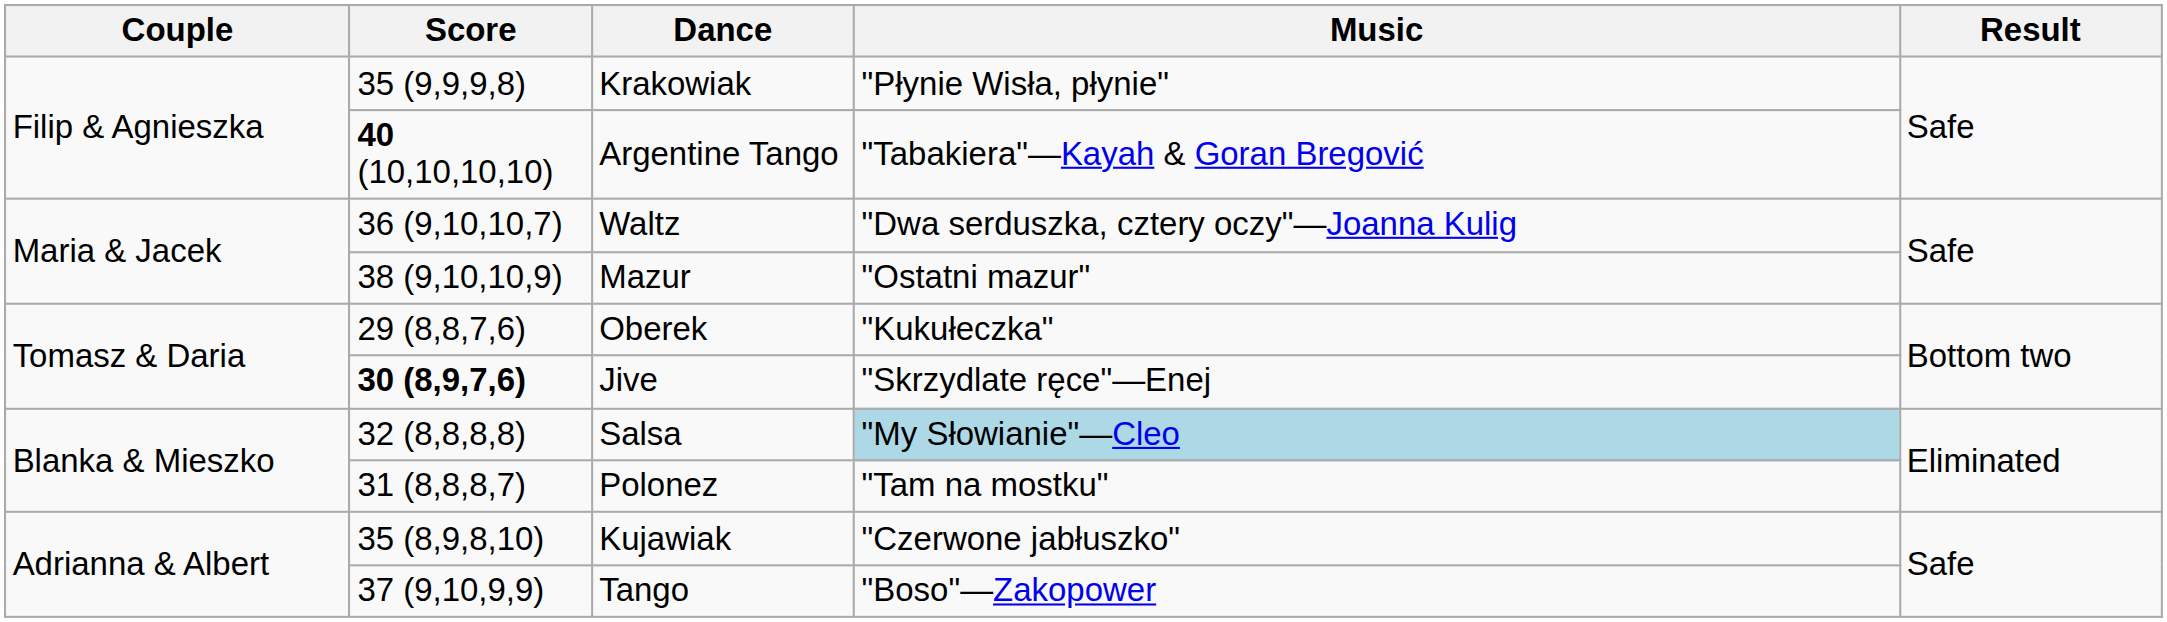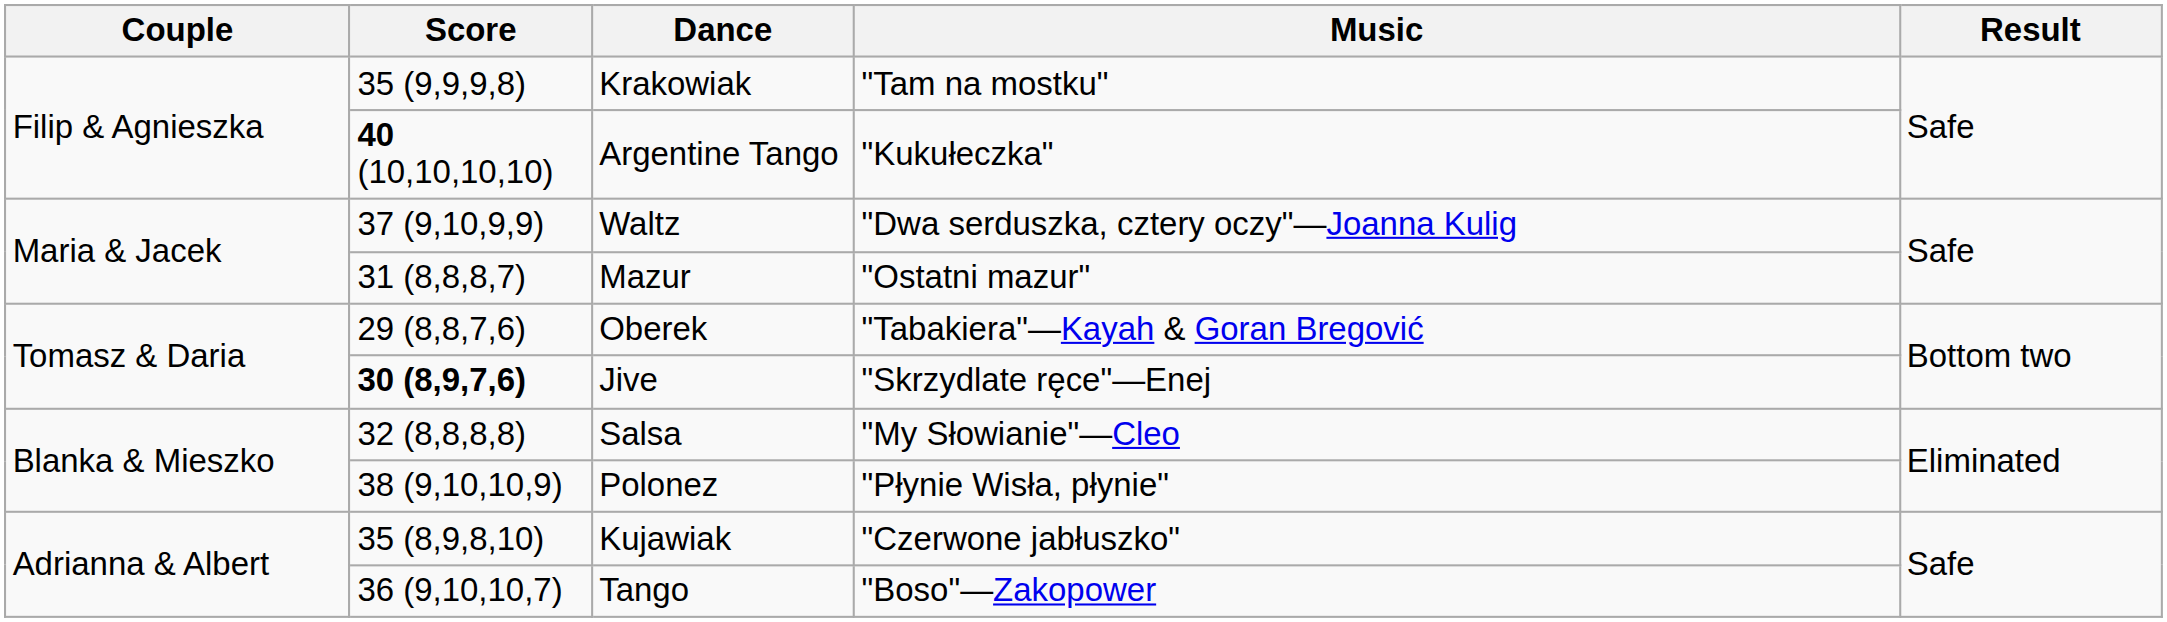(1015, 82) "Płynie Wisła, płynie" -> (985, 82) "Tam na mostku"
(1143, 153) "Tabakiera"—Kayah & Goran Bregović -> (958, 153) "Kukułeczka"
(460, 224) 36 (9,10,10,7) -> (451, 224) 37 (9,10,9,9)
(460, 276) 38 (9,10,10,9) -> (442, 276) 31 (8,8,8,7)
(958, 329) "Kukułeczka" -> (1143, 329) "Tabakiera"—Kayah & Goran Bregović
(1021, 433) lightblue background -> (1021, 433) no background
(442, 485) 31 (8,8,8,7) -> (460, 485) 38 (9,10,10,9)
(985, 485) "Tam na mostku" -> (1015, 485) "Płynie Wisła, płynie"
(451, 590) 37 (9,10,9,9) -> (460, 590) 36 (9,10,10,7)
